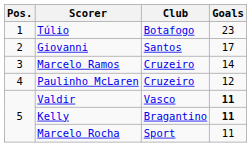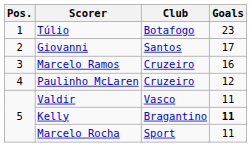(228, 64) 14 -> (228, 64) 16
(228, 99) bold -> (228, 99) normal
